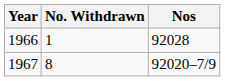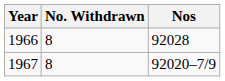(49, 40) 1 -> (49, 40) 8
